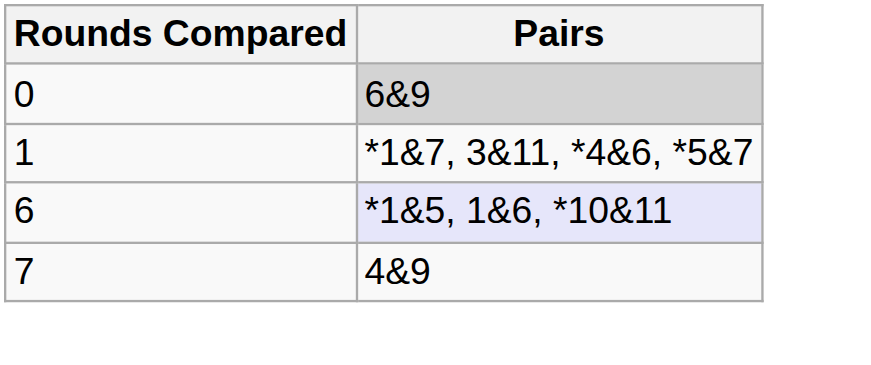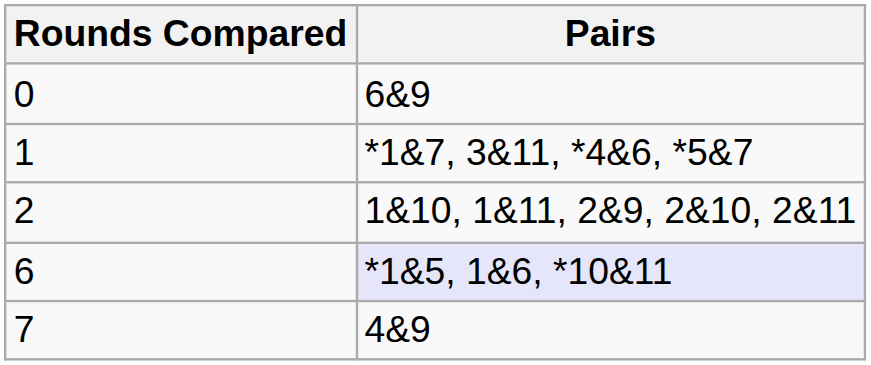(398, 93) lightgrey background -> (398, 93) no background
+ row: (24, 211)
